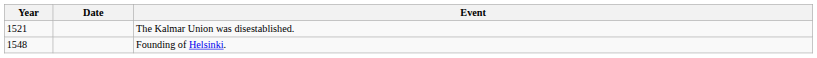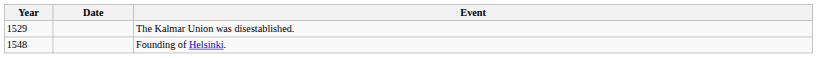(17, 28) 1521 -> (17, 28) 1529
